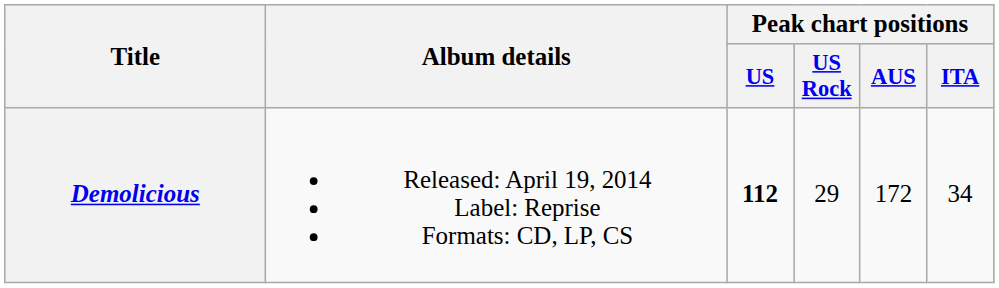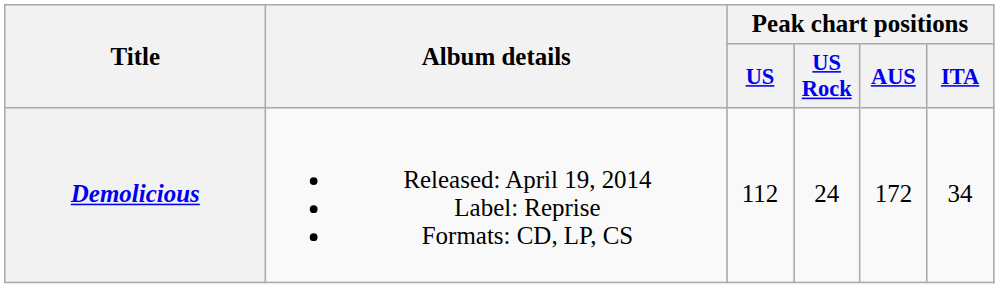(760, 194) bold -> (760, 194) normal
(827, 194) 29 -> (827, 194) 24
